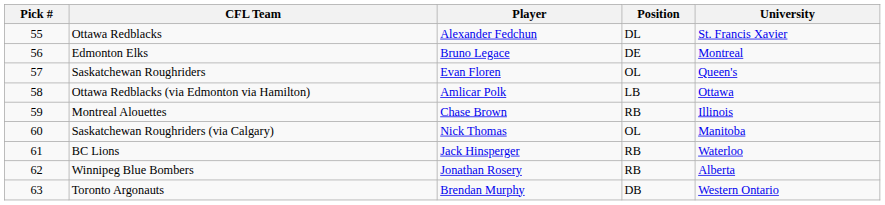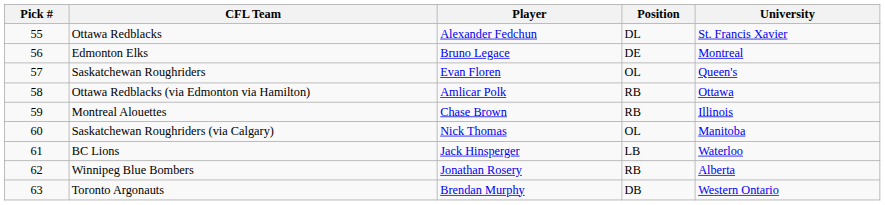(632, 92) LB -> (633, 92) RB
(633, 151) RB -> (632, 151) LB
